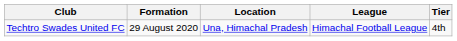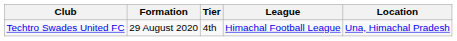columns swapped: (255, 12) <-> (441, 12)
